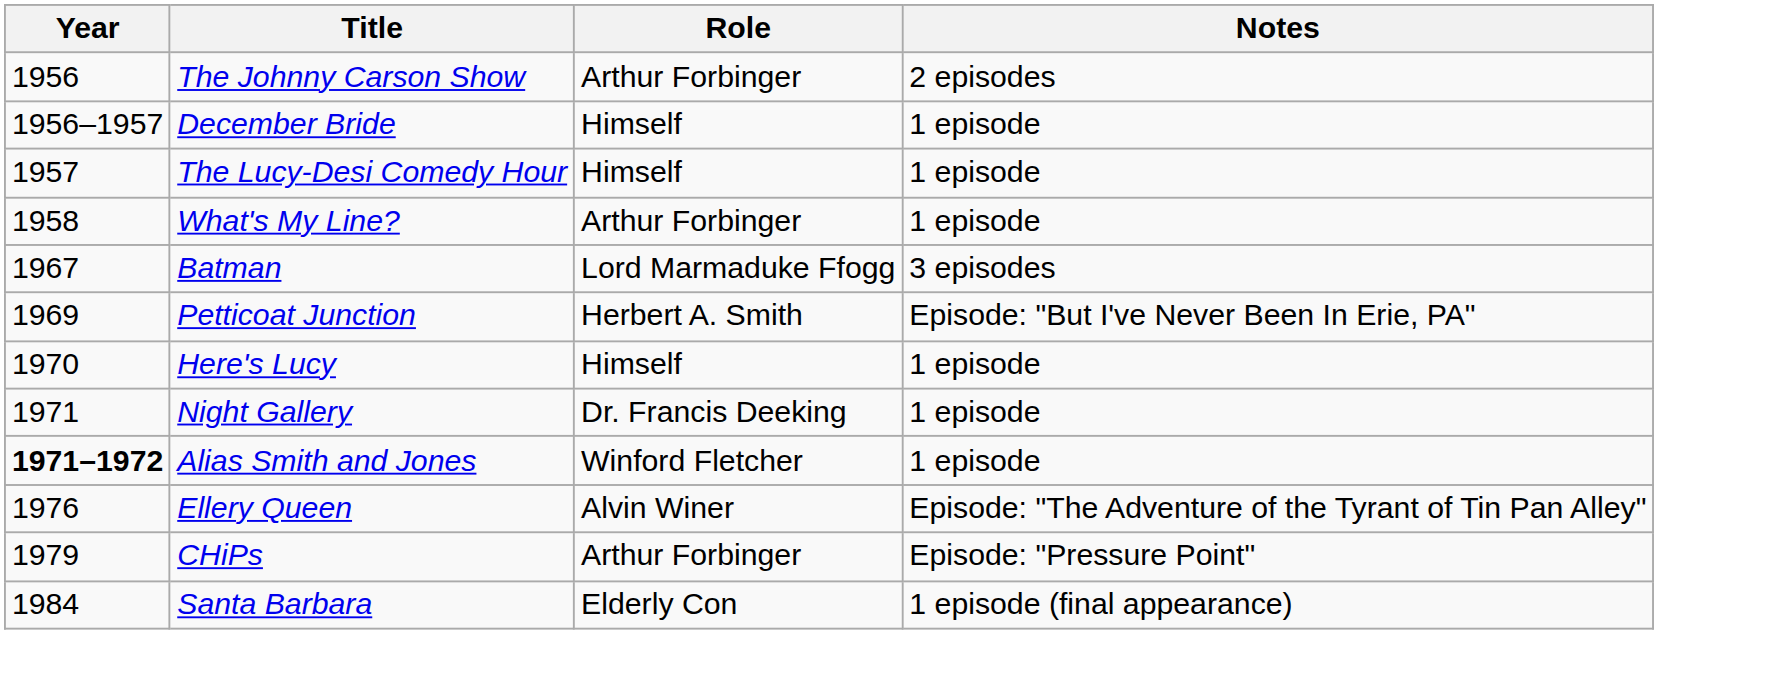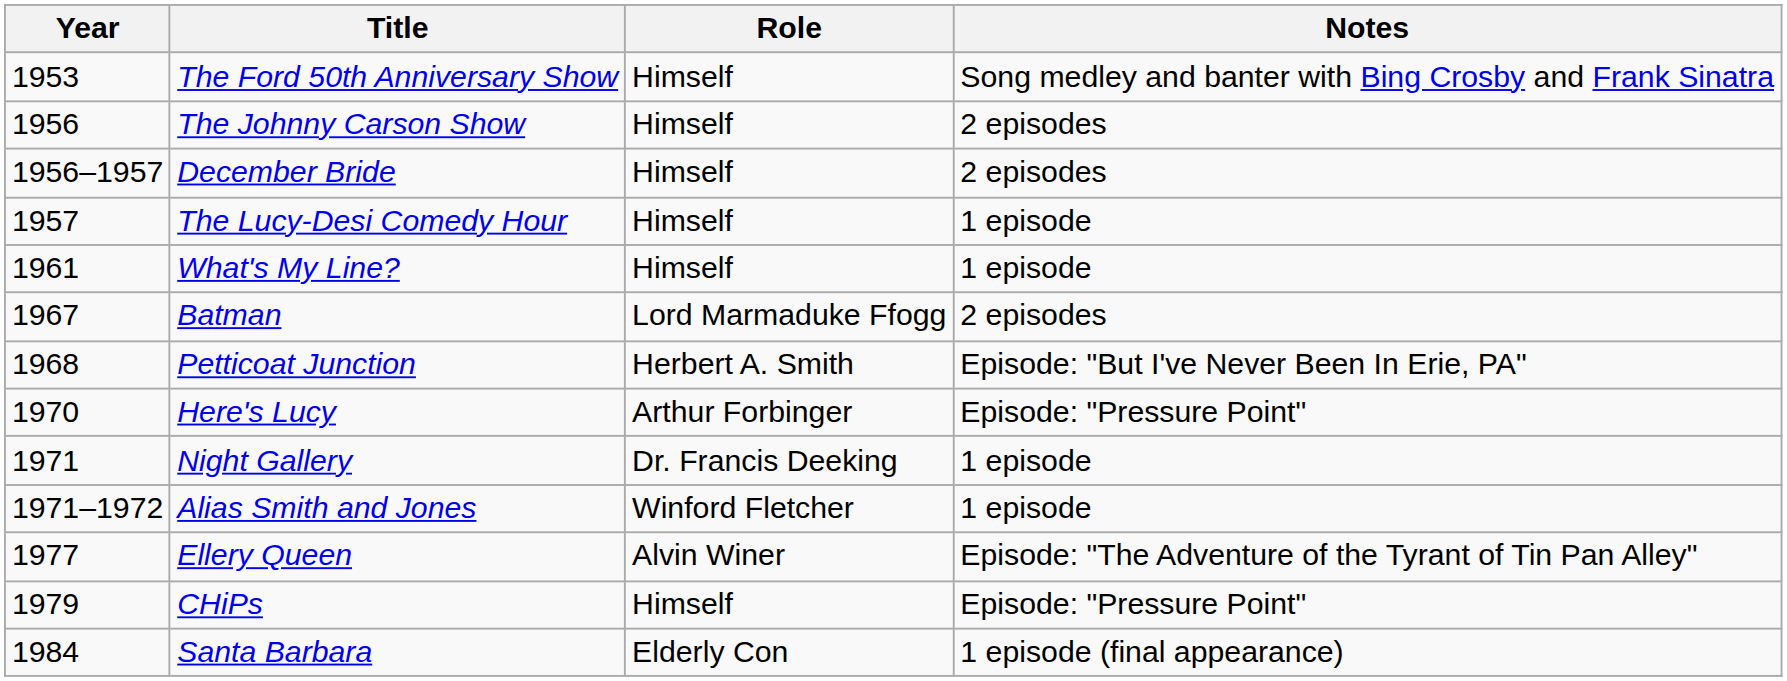+ row: (398, 76)
(691, 76) Arthur Forbinger -> (683, 124) Himself
(975, 124) 1 episode -> (1034, 172) 2 episodes
(46, 220) 1958 -> (46, 268) 1961
(691, 220) Arthur Forbinger -> (683, 268) Himself
(982, 268) 3 episodes -> (1034, 316) 2 episodes
(46, 316) 1969 -> (46, 364) 1968
(631, 364) Himself -> (742, 412) Arthur Forbinger
(975, 364) 1 episode -> (1133, 412) Episode: "Pressure Point"
(88, 460) bold -> (88, 508) normal
(46, 508) 1976 -> (46, 556) 1977
(691, 556) Arthur Forbinger -> (683, 603) Himself
